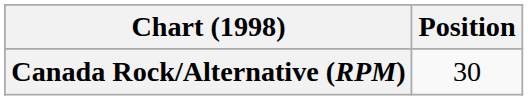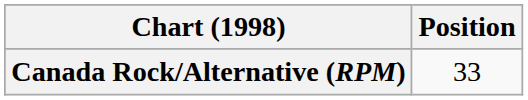(467, 71) 30 -> (467, 71) 33
